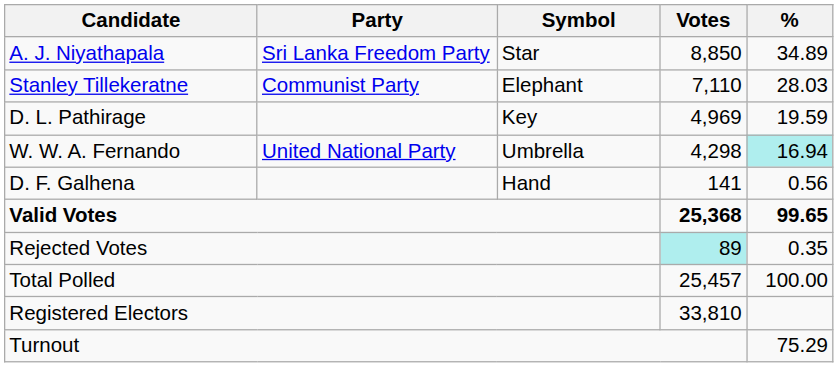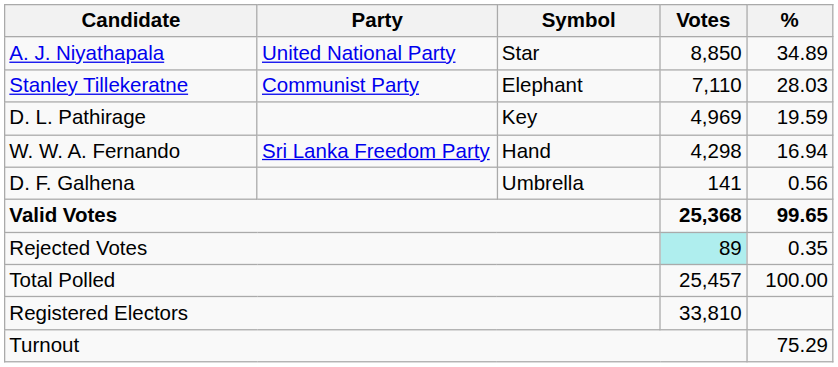(376, 53) Sri Lanka Freedom Party -> (359, 53) United National Party
(359, 150) United National Party -> (376, 150) Sri Lanka Freedom Party
(543, 150) Umbrella -> (526, 150) Hand
(802, 150) paleturquoise background -> (802, 150) no background
(526, 183) Hand -> (543, 183) Umbrella
